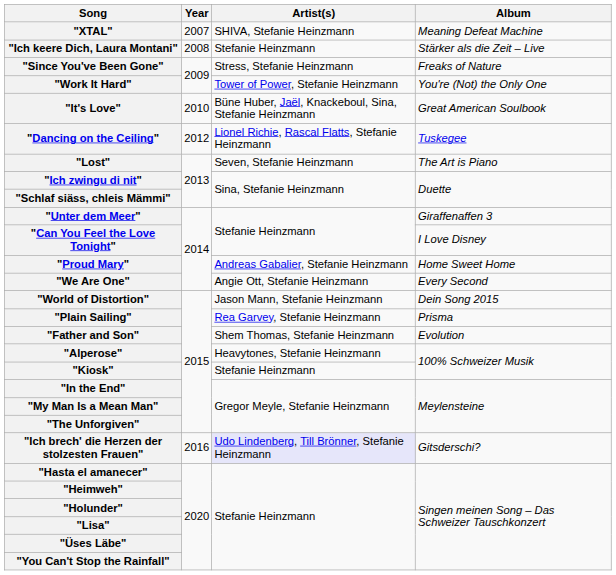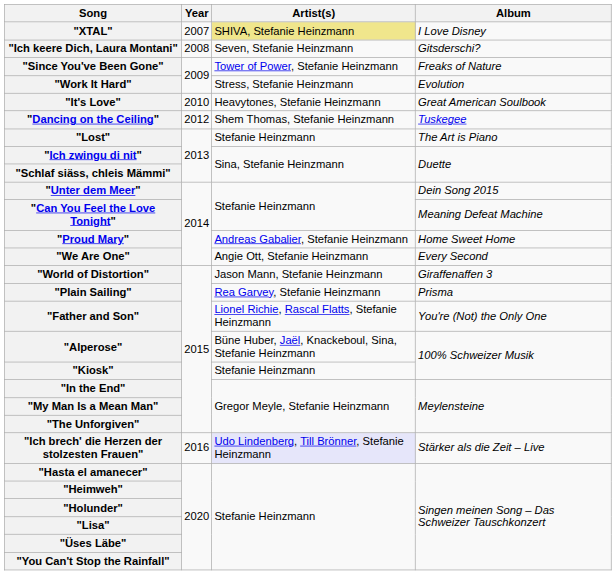(284, 31) no background -> (284, 31) khaki background
(480, 31) Meaning Defeat Machine -> (452, 31) I Love Disney
(265, 48) Stefanie Heinzmann -> (284, 48) Seven, Stefanie Heinzmann
(481, 48) Stärker als die Zeit – Live -> (449, 48) Gitsderschi?
(284, 66) Stress, Stefanie Heinzmann -> (306, 66) Tower of Power, Stefanie Heinzmann
(306, 84) Tower of Power, Stefanie Heinzmann -> (284, 84) Stress, Stefanie Heinzmann
(482, 84) You're (Not) the Only One -> (441, 84) Evolution
(306, 108) Büne Huber, Jaël, Knackeboul, Sina, Stefanie Heinzmann -> (298, 102) Heavytones, Stefanie Heinzmann
(306, 138) Lionel Richie, Rascal Flatts, Stefanie Heinzmann -> (304, 119) Shem Thomas, Stefanie Heinzmann
(284, 162) Seven, Stefanie Heinzmann -> (265, 137) Stefanie Heinzmann
(455, 216) Giraffenaffen 3 -> (458, 191) Dein Song 2015
(452, 240) I Love Disney -> (480, 215) Meaning Defeat Machine
(458, 299) Dein Song 2015 -> (455, 274) Giraffenaffen 3
(304, 335) Shem Thomas, Stefanie Heinzmann -> (306, 316) Lionel Richie, Rascal Flatts, Stefanie Heinzmann
(441, 335) Evolution -> (482, 316) You're (Not) the Only One
(298, 353) Heavytones, Stefanie Heinzmann -> (306, 346) Büne Huber, Jaël, Knackeboul, Sina, Stefanie Heinzmann
(449, 448) Gitsderschi? -> (481, 448) Stärker als die Zeit – Live
